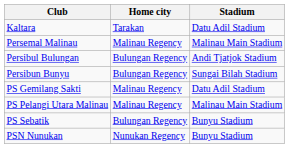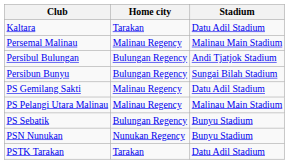+ row: (35, 151)
